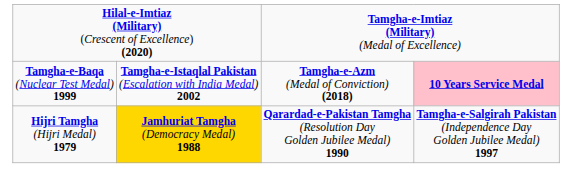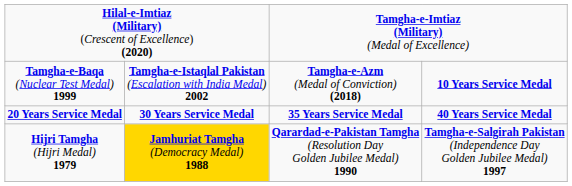(486, 83) pink background -> (495, 83) no background
+ row: (65, 114)
